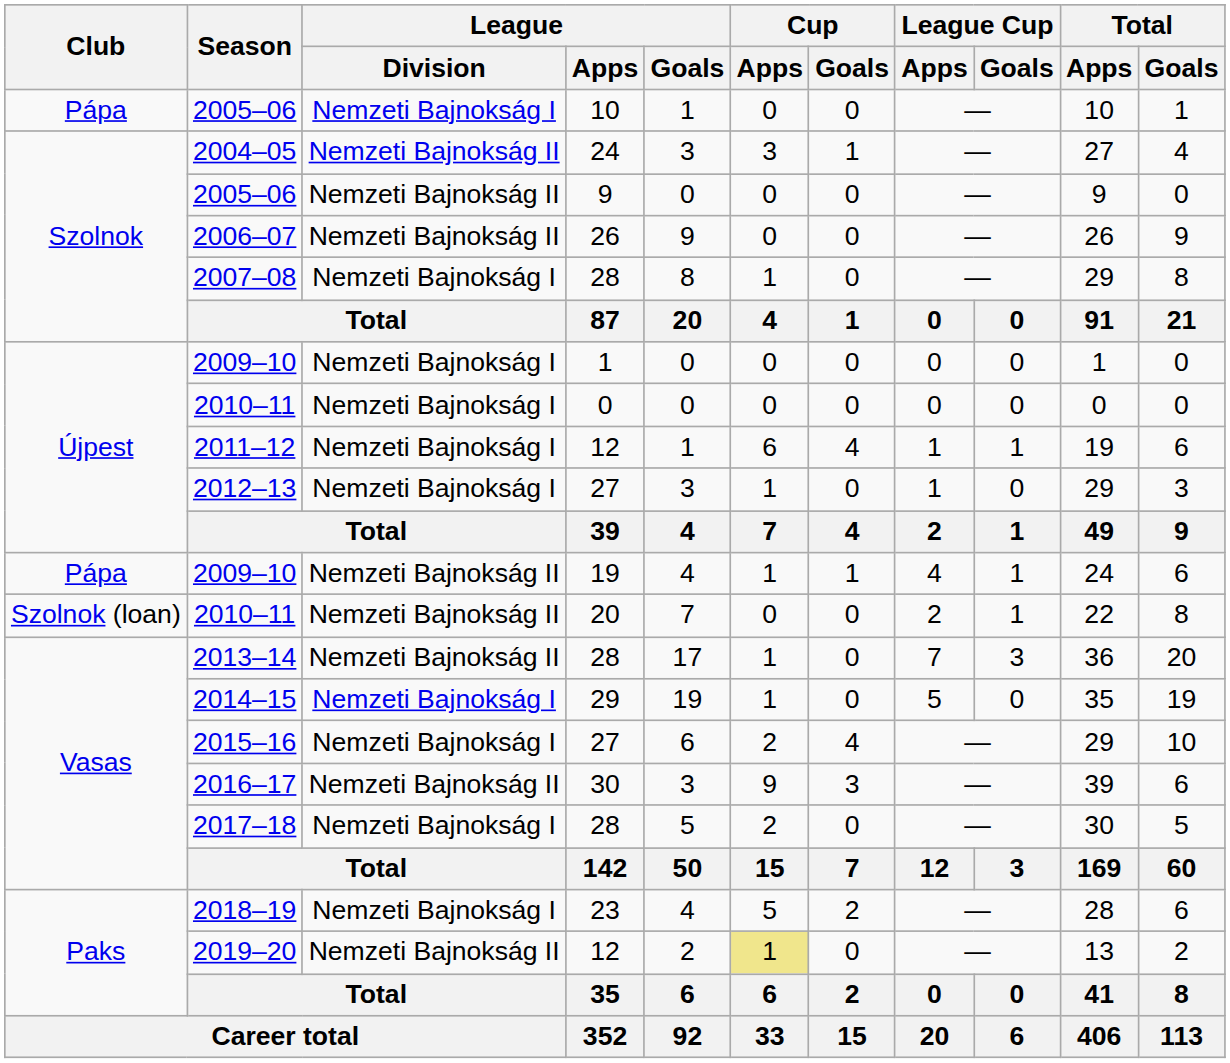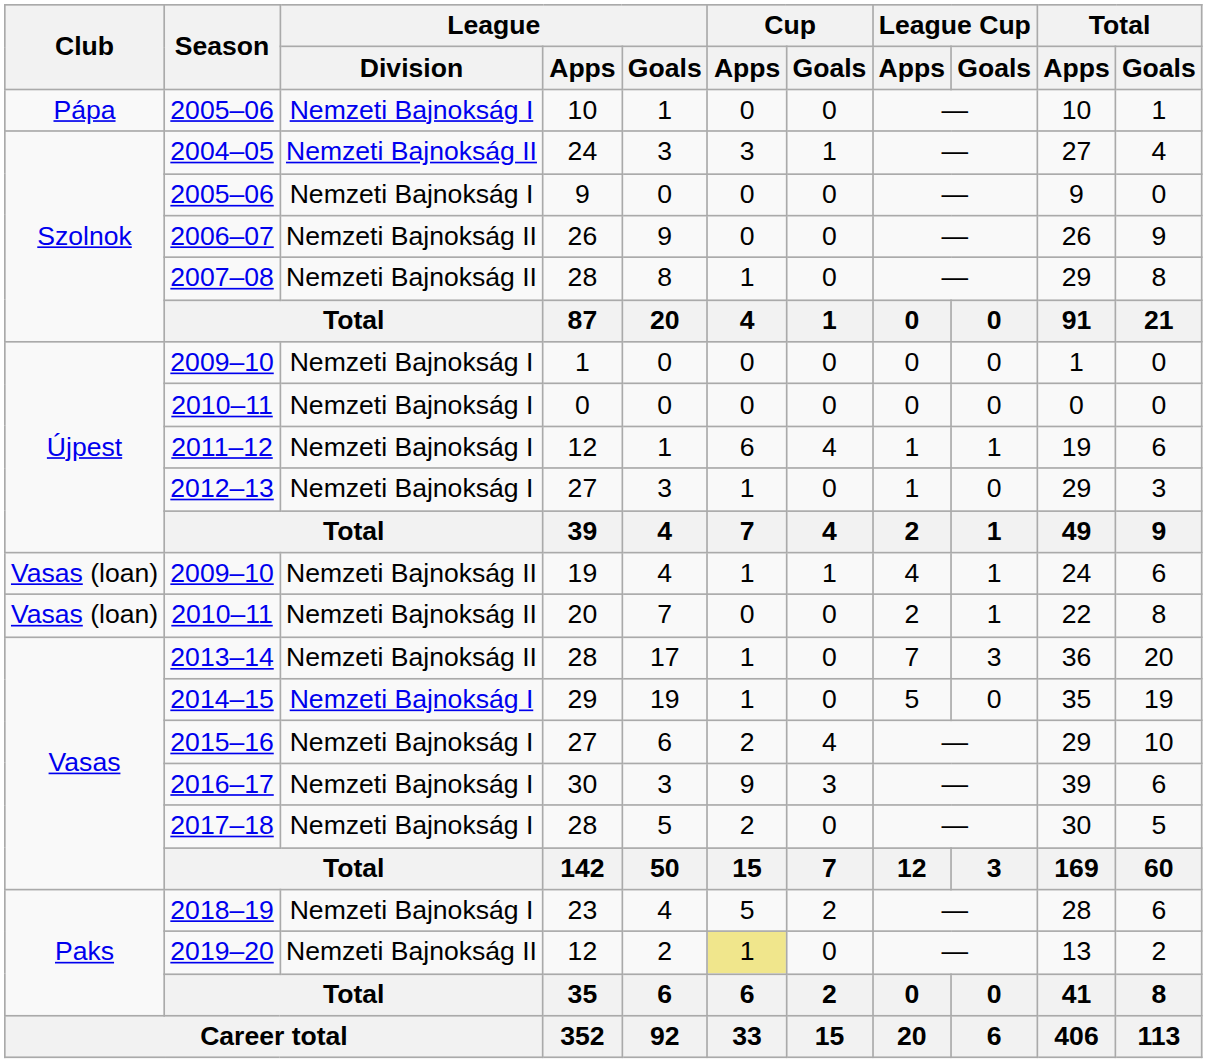(434, 194) Nemzeti Bajnokság II -> (411, 194) Nemzeti Bajnokság I
(434, 278) Nemzeti Bajnokság I -> (411, 278) Nemzeti Bajnokság II
(96, 573) Pápa -> (85, 573) Vasas (loan)
(96, 615) Szolnok (loan) -> (85, 615) Vasas (loan)
(434, 783) Nemzeti Bajnokság II -> (411, 783) Nemzeti Bajnokság I
